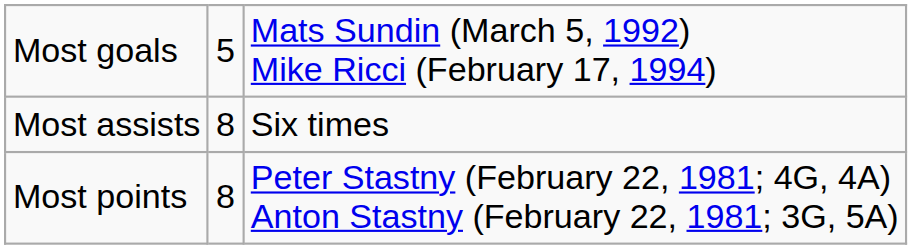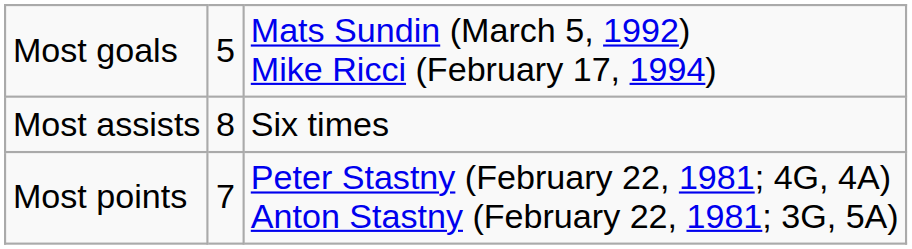(226, 197) 8 -> (226, 197) 7
